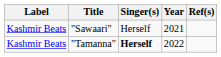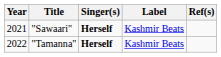columns swapped: (174, 12) <-> (36, 12)
(135, 28) normal -> (97, 28) bold
